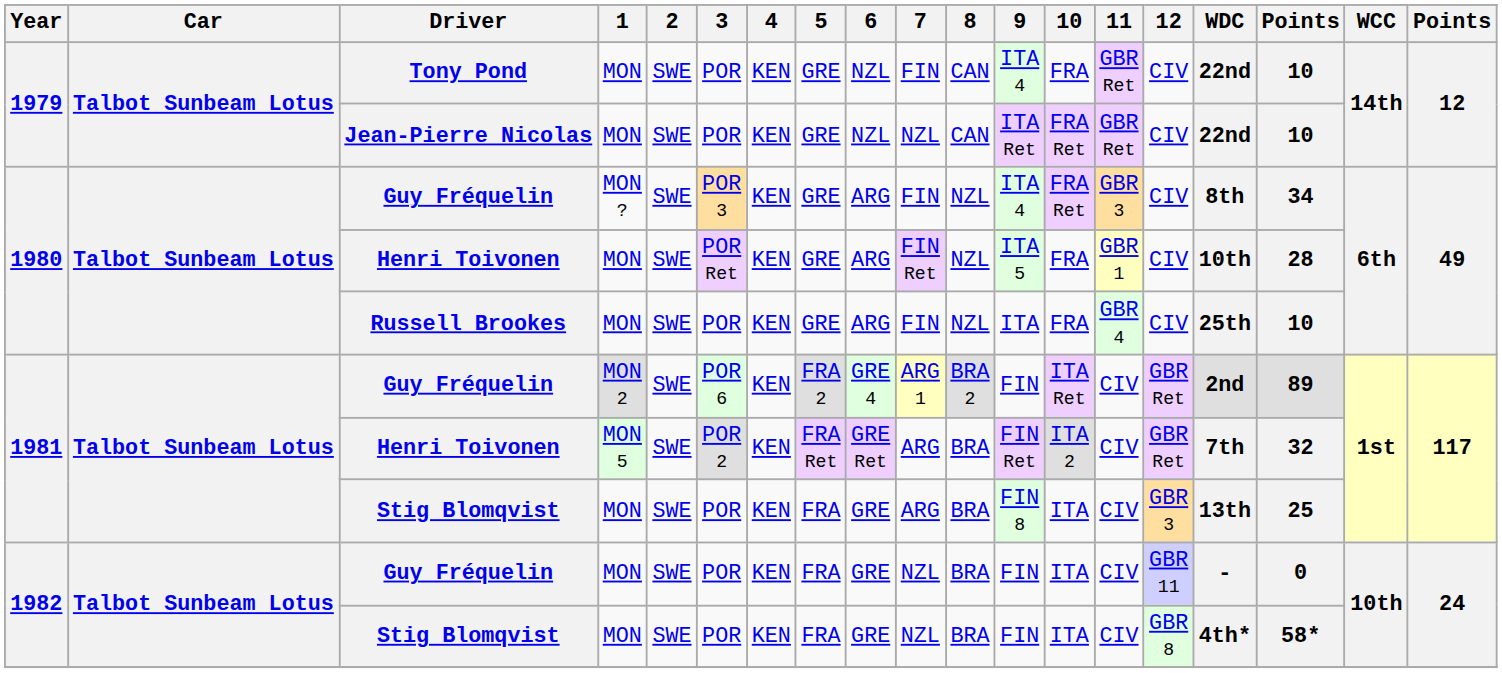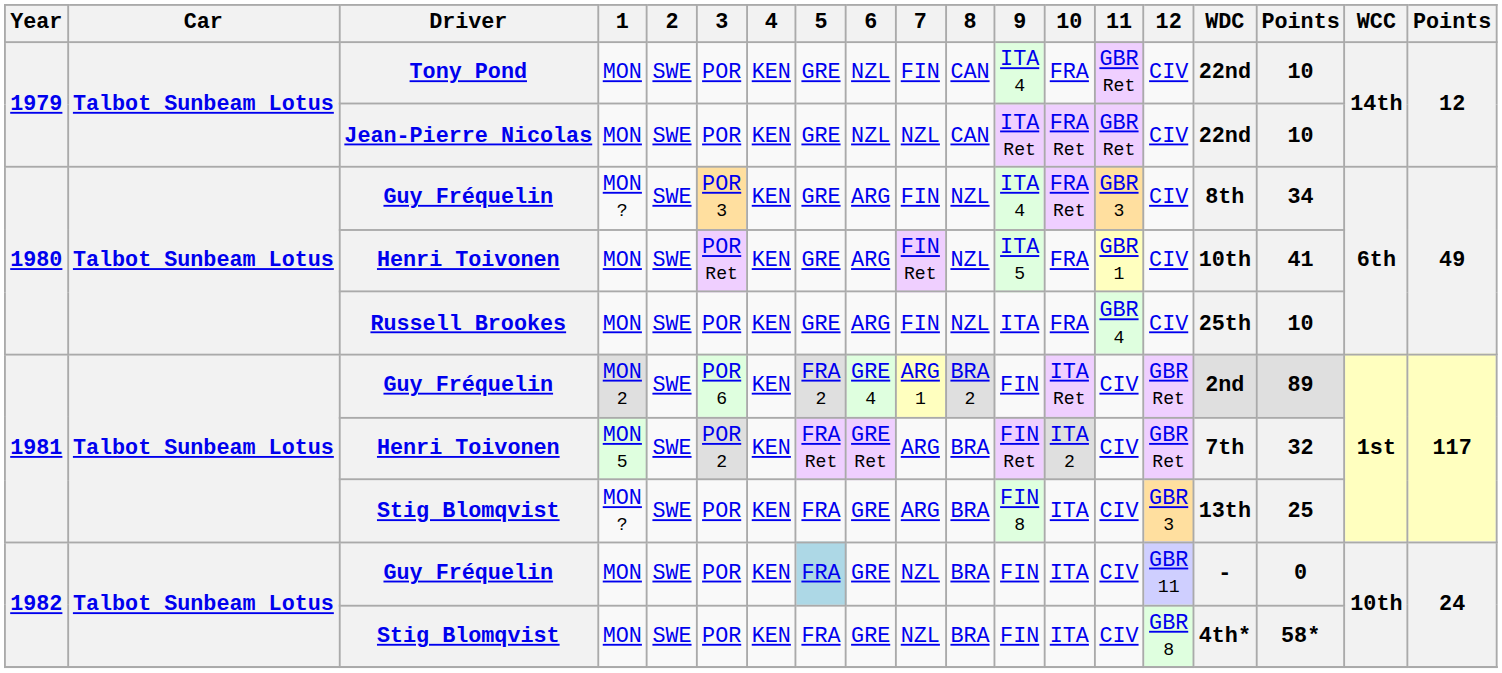(1301, 260) 28 -> (1301, 260) 41
(622, 511) MON -> (622, 510) MON ?
(821, 573) no background -> (821, 573) lightblue background
